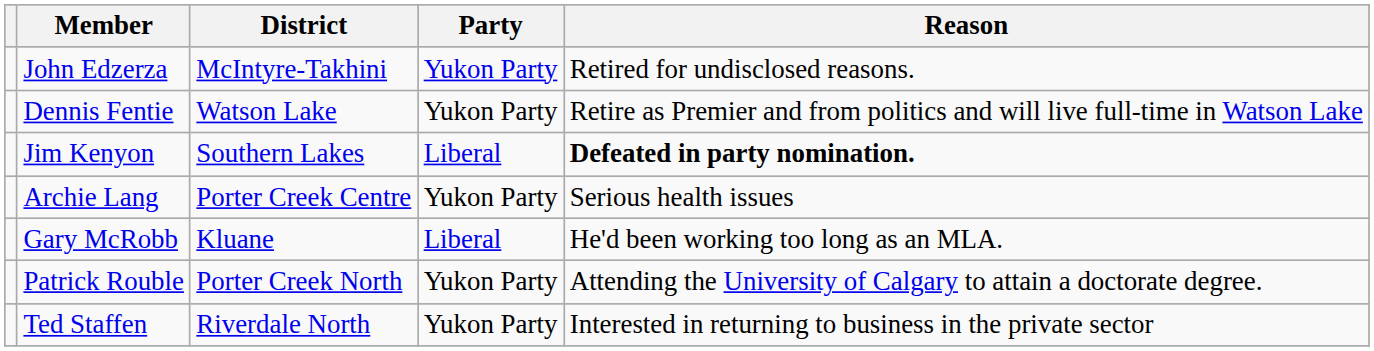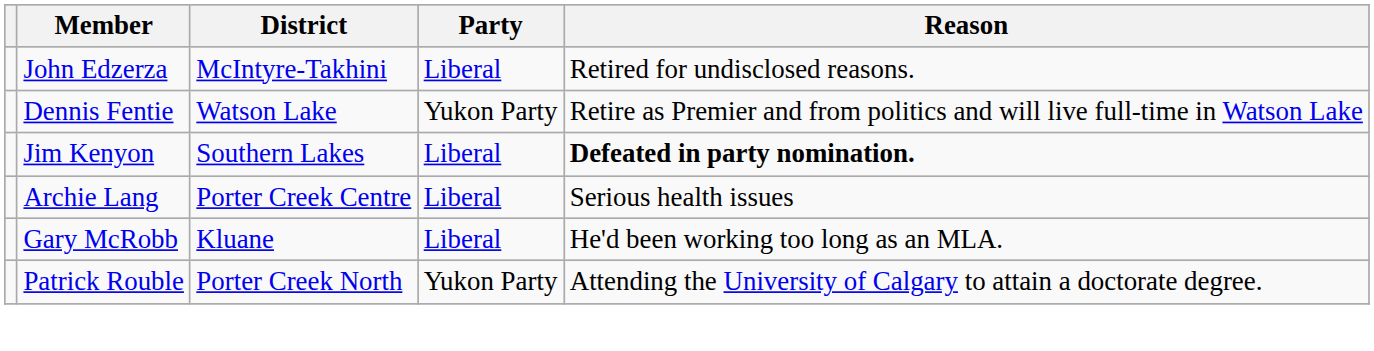(491, 68) Yukon Party -> (462, 68) Liberal
(491, 196) Yukon Party -> (462, 196) Liberal
- row: (85, 324)
